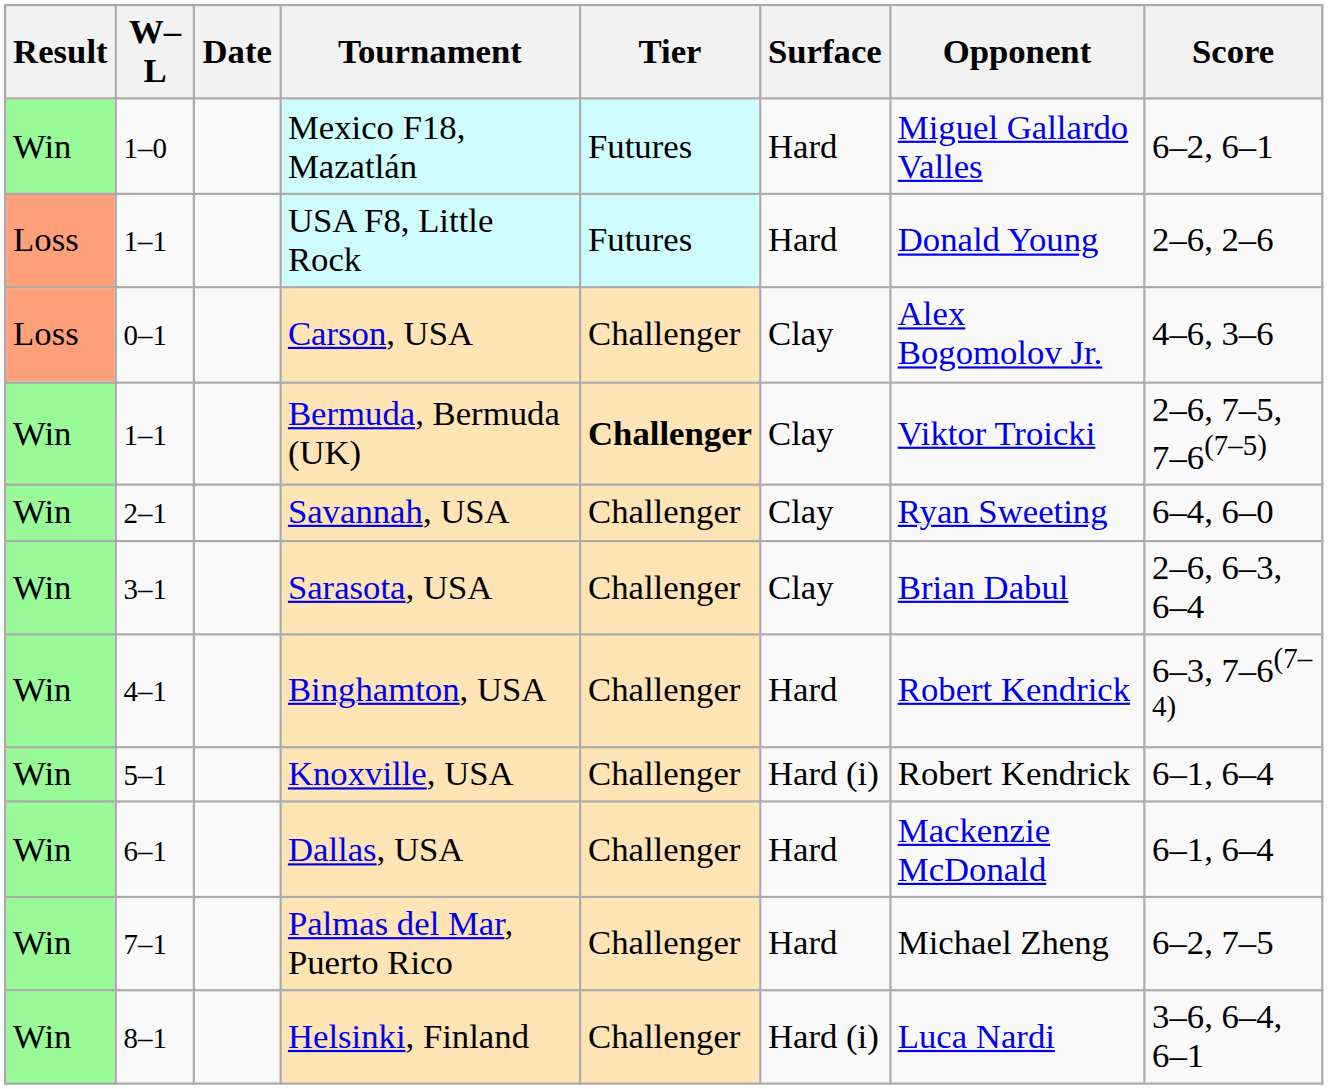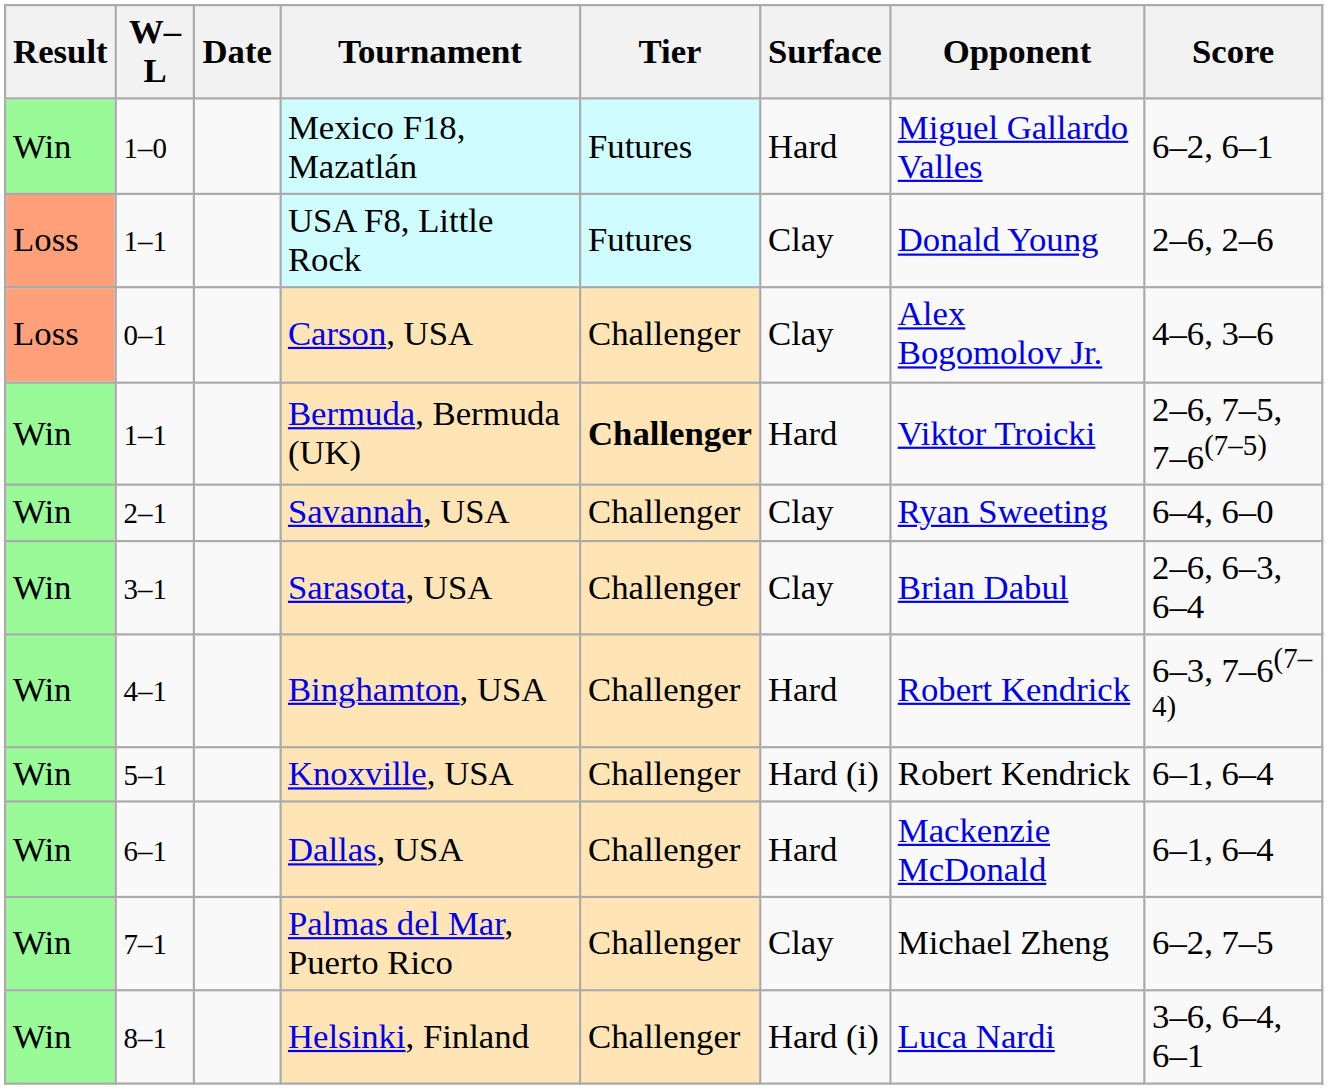(803, 239) Hard -> (801, 239) Clay
(801, 432) Clay -> (803, 432) Hard
(803, 942) Hard -> (801, 942) Clay
